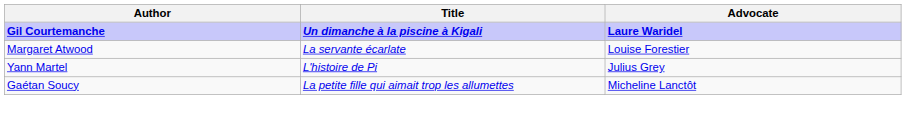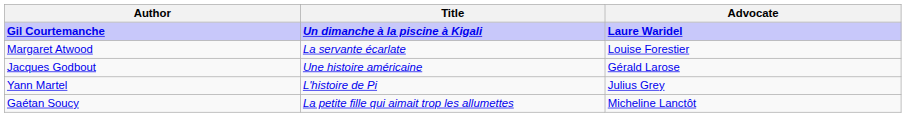+ row: (51, 67)
